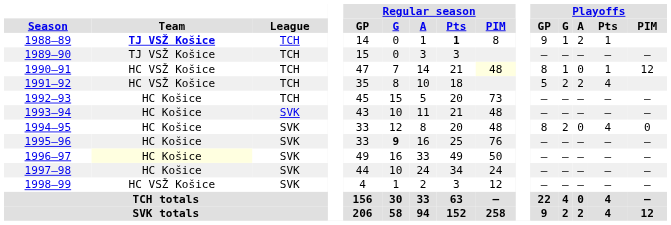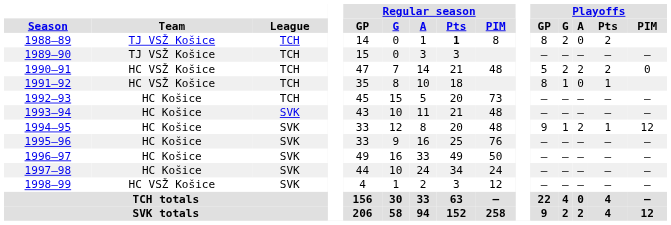(172, 40) bold -> (172, 40) normal
(544, 40) 9 -> (544, 40) 8
(565, 40) 1 -> (565, 40) 2
(581, 40) 2 -> (581, 40) 0
(608, 40) 1 -> (608, 40) 2
(496, 69) lightyellow background -> (496, 69) no background
(544, 69) 8 -> (544, 69) 5
(565, 69) 1 -> (565, 69) 2
(581, 69) 0 -> (581, 69) 2
(608, 69) 1 -> (608, 69) 2
(647, 69) 12 -> (647, 69) 0
(544, 83) 5 -> (544, 83) 8
(565, 83) 2 -> (565, 83) 1
(581, 83) 2 -> (581, 83) 0
(608, 83) 4 -> (608, 83) 1
(544, 127) 8 -> (544, 127) 9
(565, 127) 2 -> (565, 127) 1
(581, 127) 0 -> (581, 127) 2
(608, 127) 4 -> (608, 127) 1
(647, 127) 0 -> (647, 127) 12
(396, 141) bold -> (396, 141) normal
(172, 156) lightyellow background -> (172, 156) no background
